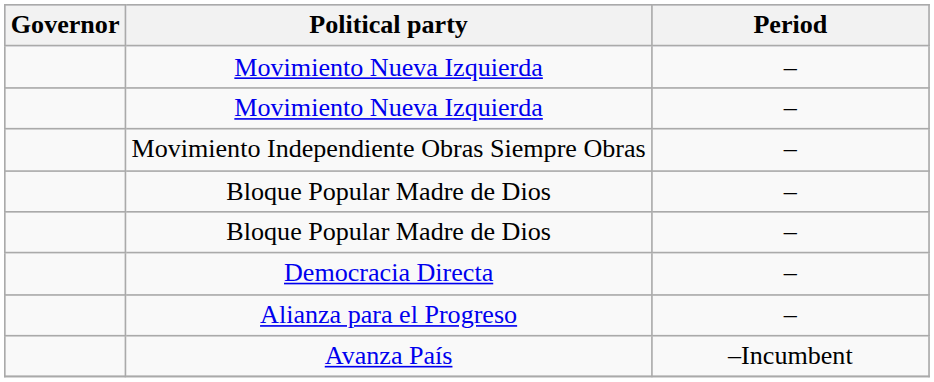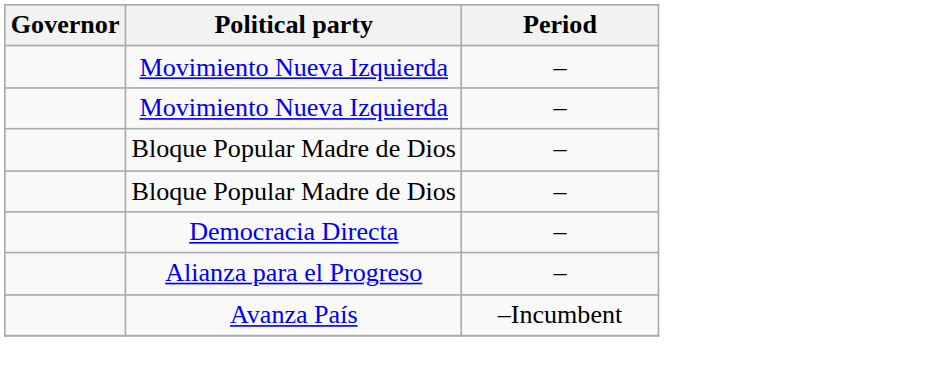- row: (389, 149)
